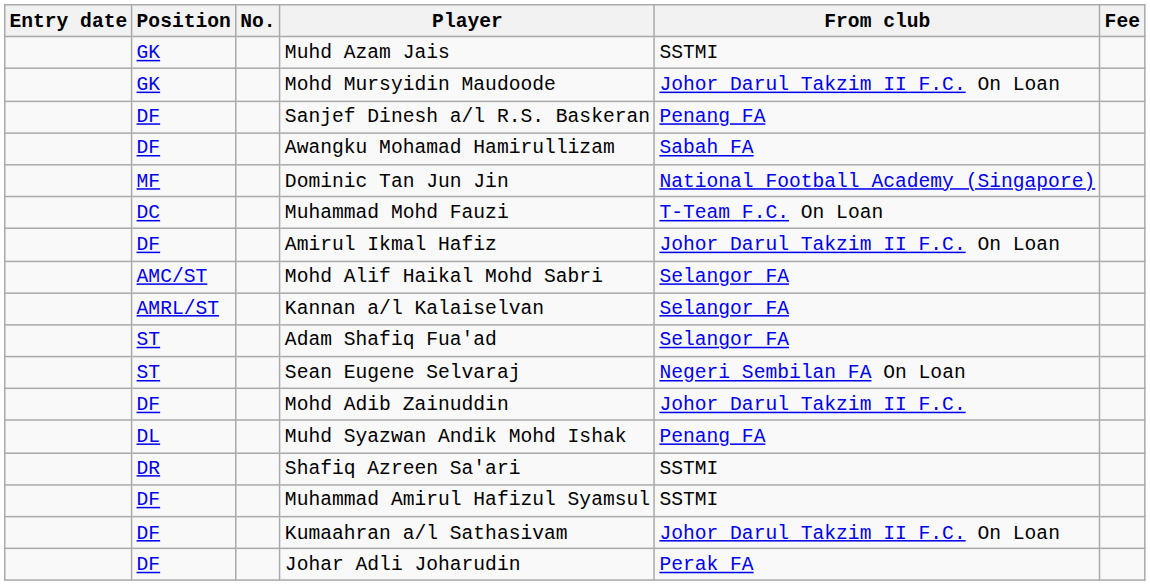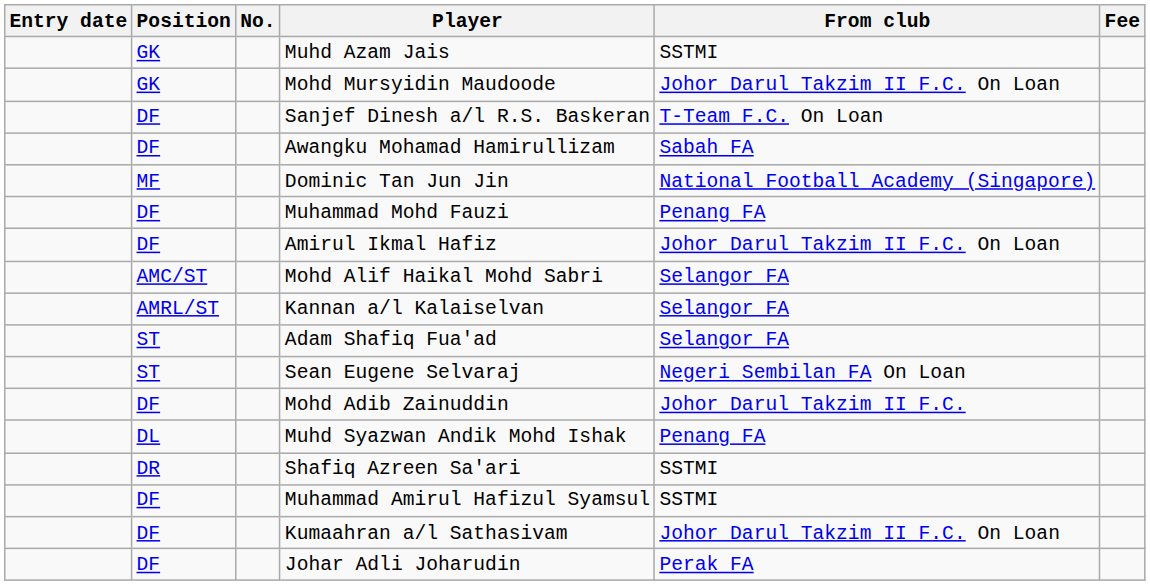(712, 117) Penang FA -> (771, 117) T-Team F.C. On Loan
(148, 213) DC -> (148, 213) DF
(771, 213) T-Team F.C. On Loan -> (712, 213) Penang FA
